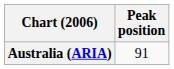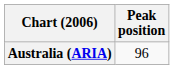(142, 53) 91 -> (142, 53) 96
